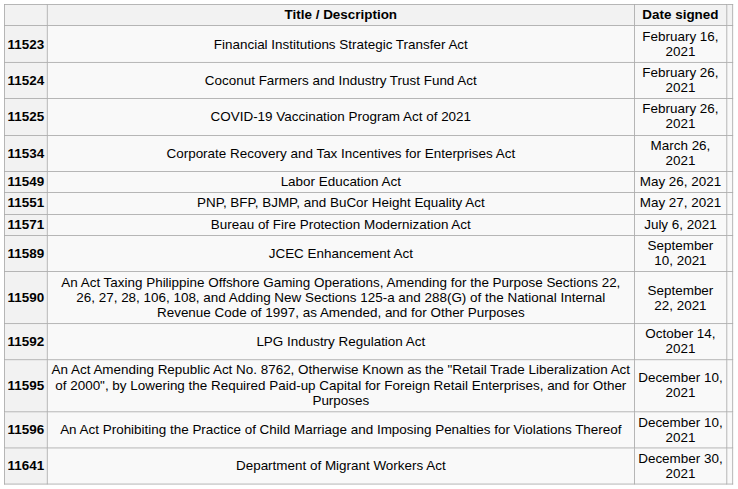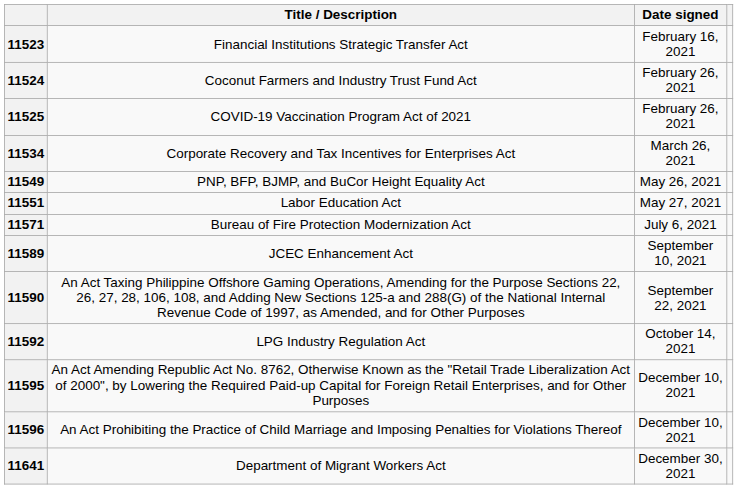(341, 182) Labor Education Act -> (341, 182) PNP, BFP, BJMP, and BuCor Height Equality Act
(341, 203) PNP, BFP, BJMP, and BuCor Height Equality Act -> (341, 203) Labor Education Act
